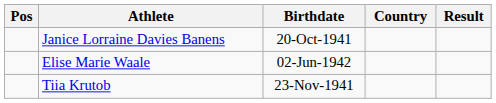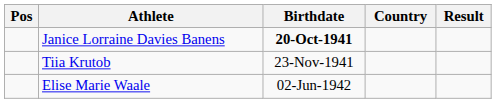(314, 39) normal -> (314, 39) bold
rows swapped: (76, 86) <-> (96, 62)
